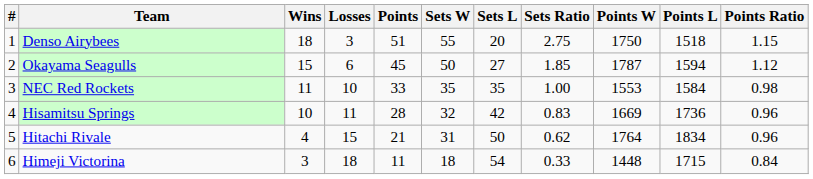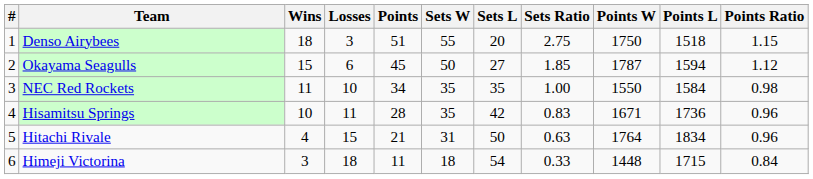(398, 88) 33 -> (398, 88) 34
(626, 88) 1553 -> (626, 88) 1550
(448, 112) 32 -> (448, 112) 35
(626, 112) 1669 -> (626, 112) 1671
(557, 137) 0.62 -> (557, 137) 0.63
